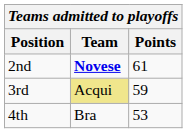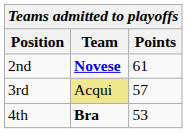(140, 90) 59 -> (140, 90) 57
(85, 115) normal -> (87, 115) bold
